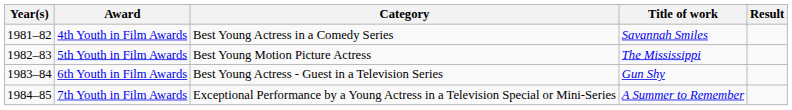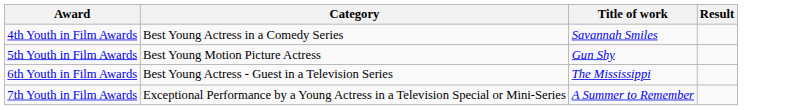- column: (29, 14)
(661, 54) The Mississippi -> (593, 54) Gun Shy
(643, 74) Gun Shy -> (611, 74) The Mississippi
